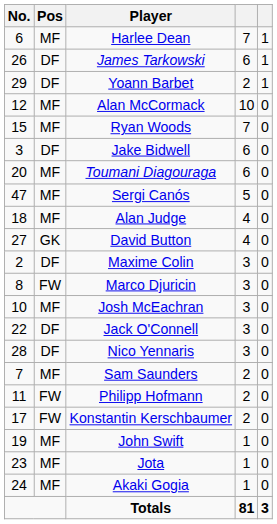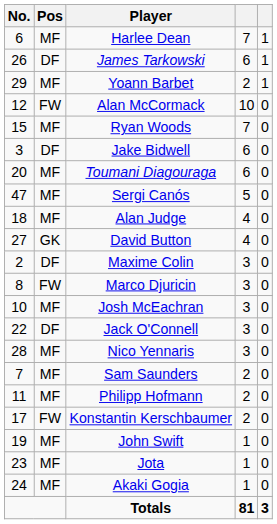(50, 83) DF -> (50, 83) MF
(50, 105) MF -> (50, 105) FW
(50, 352) DF -> (50, 352) MF
(50, 396) FW -> (50, 396) MF
